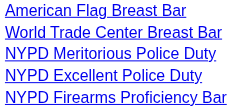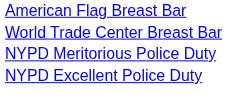- row: (116, 98)
